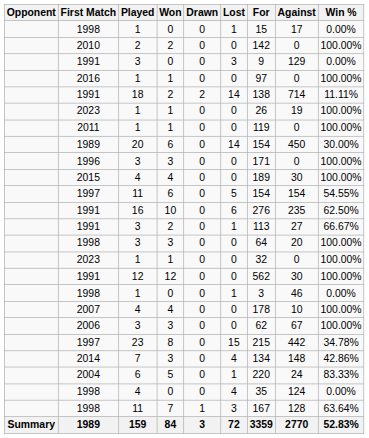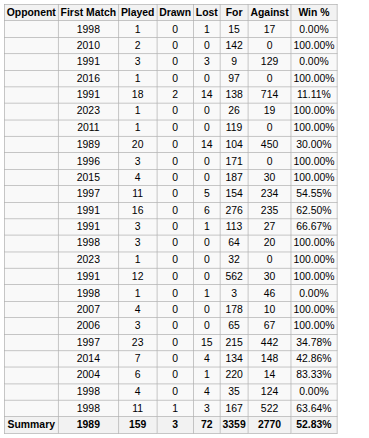- column: (170, 12)
(261, 144) 154 -> (234, 144) 104
(261, 177) 189 -> (234, 177) 187
(297, 194) 154 -> (270, 194) 234
(261, 326) 62 -> (234, 326) 65
(297, 375) 24 -> (270, 375) 14
(297, 408) 128 -> (270, 408) 522
